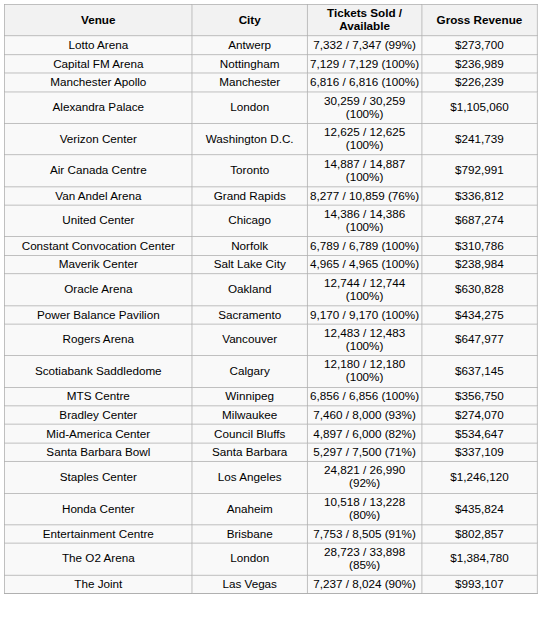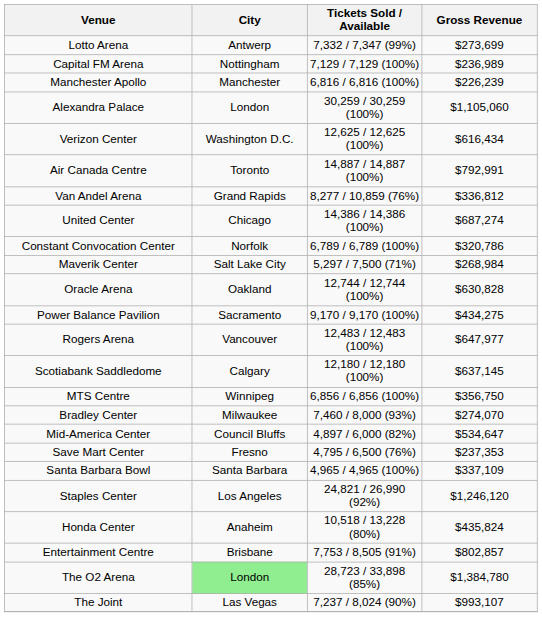(479, 45) $273,700 -> (479, 45) $273,699
(479, 139) $241,739 -> (479, 139) $616,434
(479, 246) $310,786 -> (479, 246) $320,786
(365, 264) 4,965 / 4,965 (100%) -> (365, 264) 5,297 / 7,500 (71%)
(479, 264) $238,984 -> (479, 264) $268,984
+ row: (98, 452)
(365, 452) 5,297 / 7,500 (71%) -> (365, 470) 4,965 / 4,965 (100%)
(250, 559) no background -> (250, 577) lightgreen background
